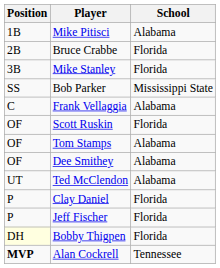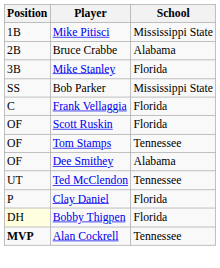(155, 32) Alabama -> (173, 32) Mississippi State
(150, 50) Florida -> (155, 50) Alabama
(155, 106) Alabama -> (150, 106) Florida
(155, 143) Alabama -> (157, 143) Tennessee
(155, 180) Alabama -> (157, 180) Tennessee
- row: (80, 217)
